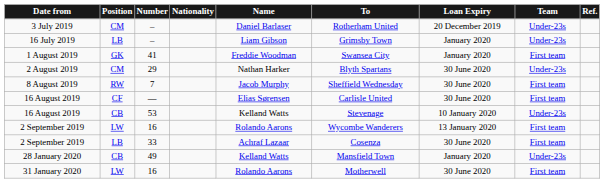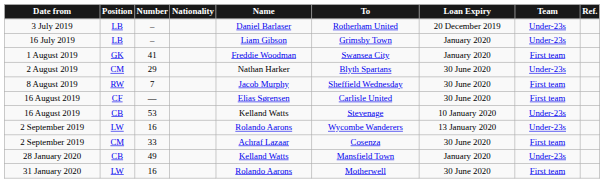(117, 26) CM -> (117, 26) LB
(548, 128) First team -> (548, 128) Under-23s
(117, 142) LB -> (117, 142) CM
